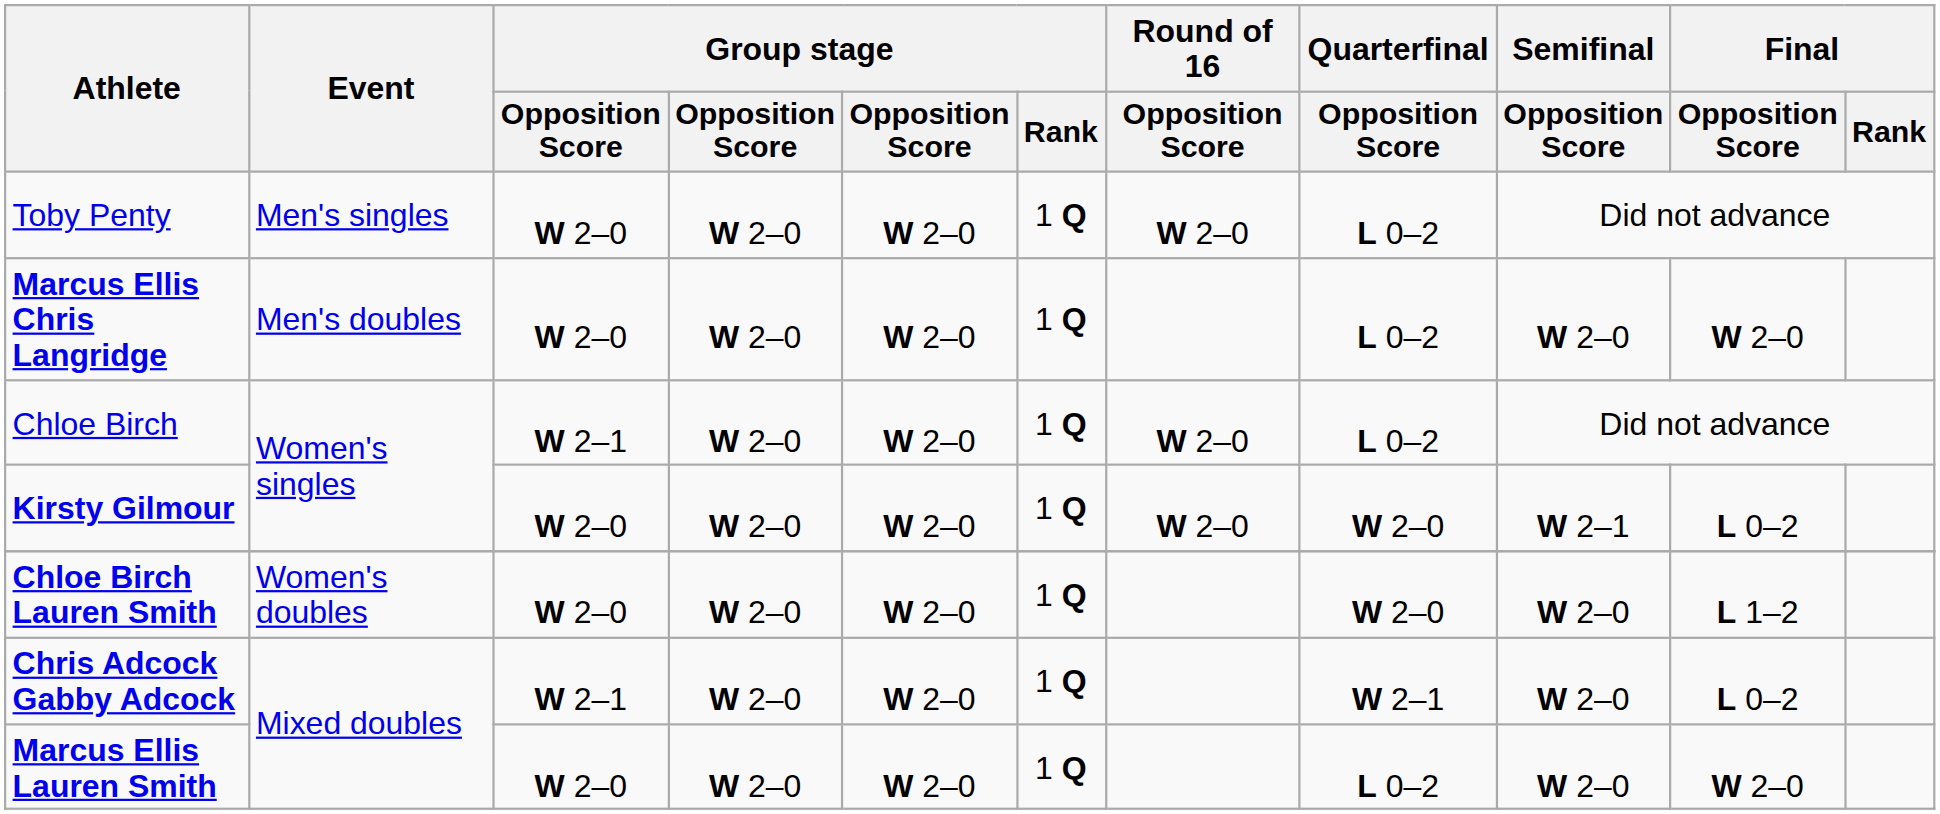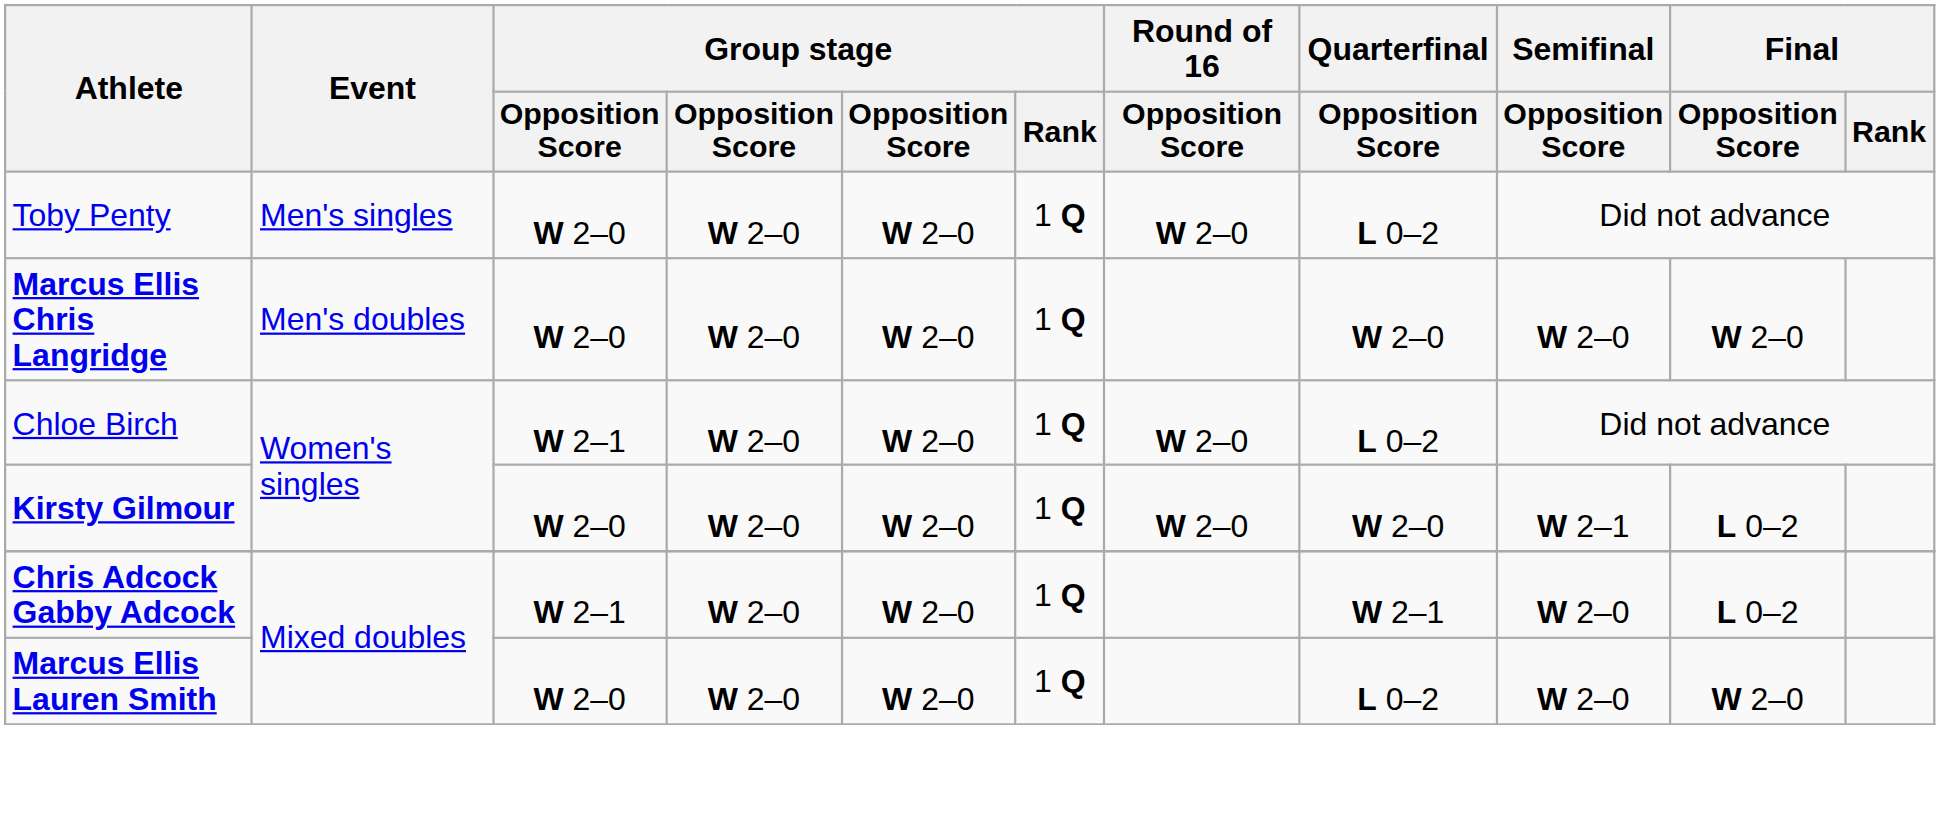(1398, 337) L 0–2 -> (1398, 337) W 2–0
- row: (115, 595)
